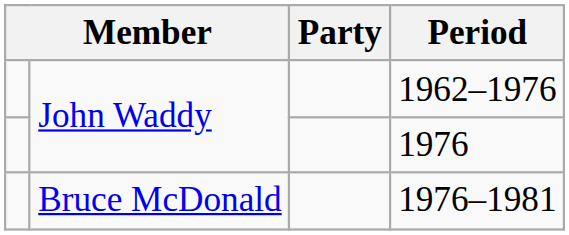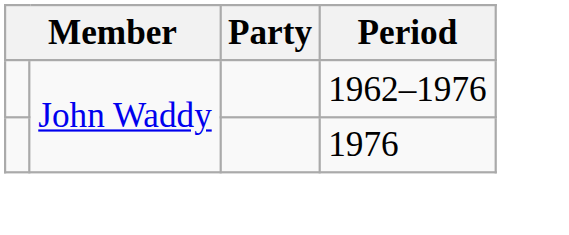- row: (477, 199)
